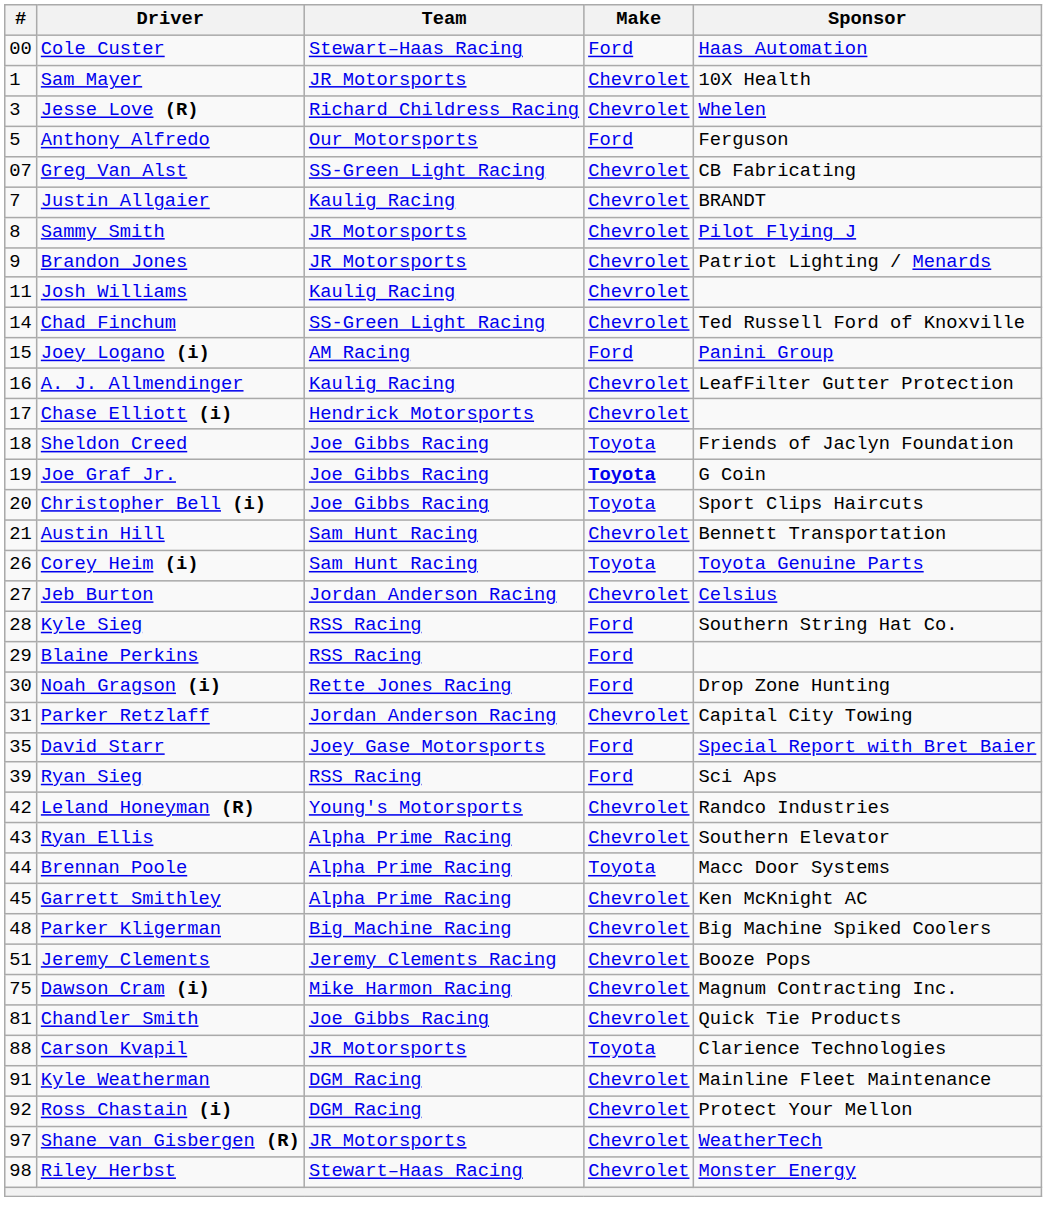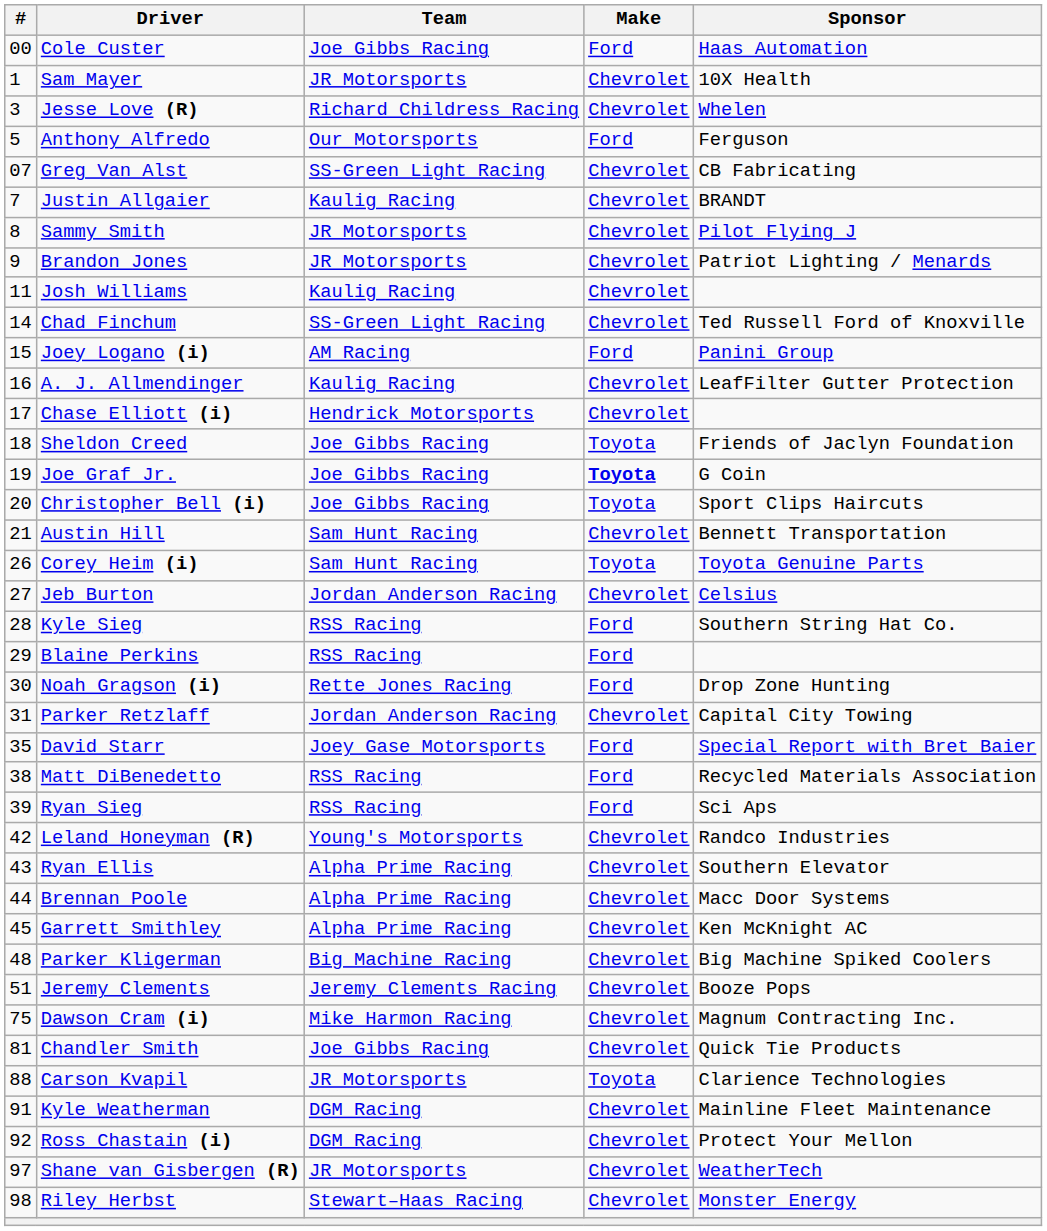(416, 51) Stewart–Haas Racing -> (399, 51) Joe Gibbs Racing
+ row: (131, 778)
(622, 869) Toyota -> (639, 899) Chevrolet
